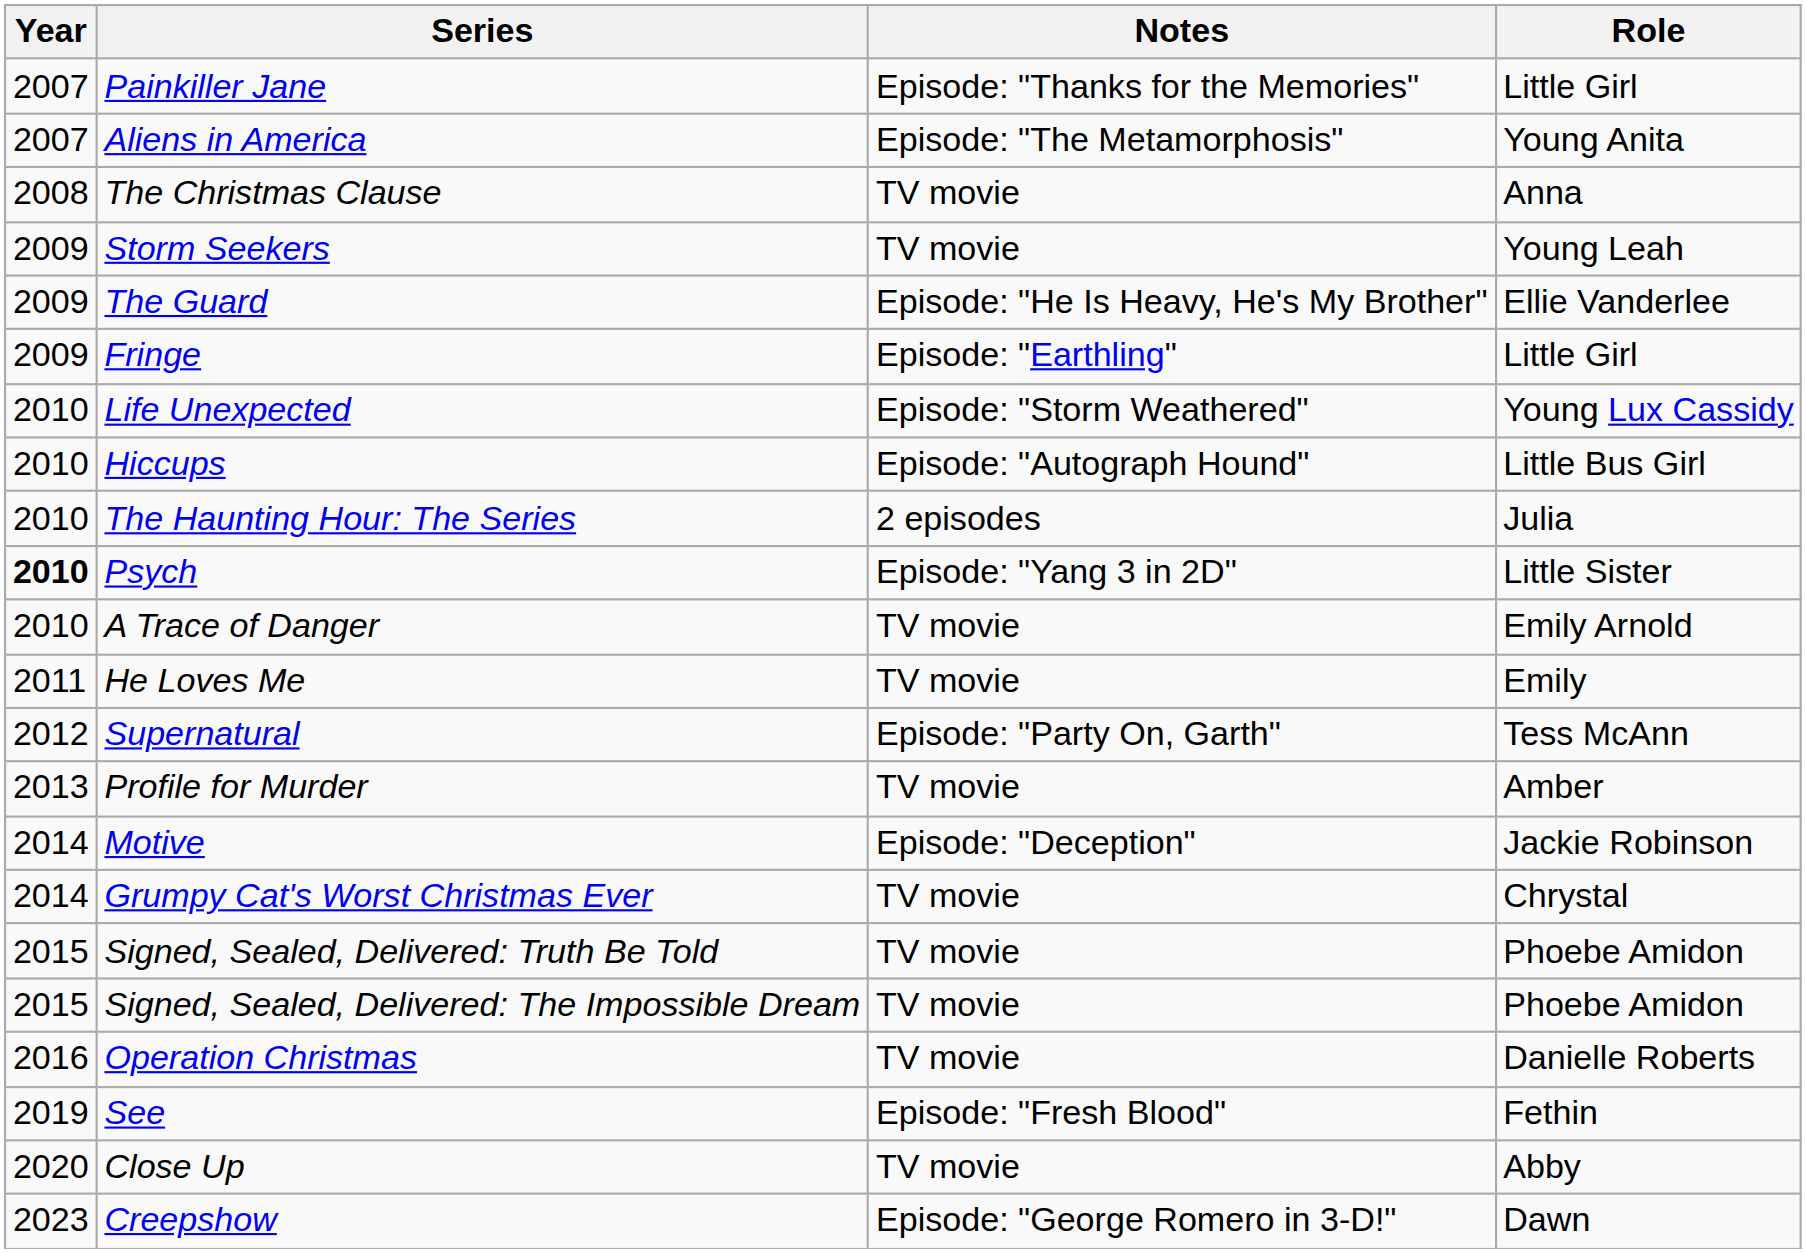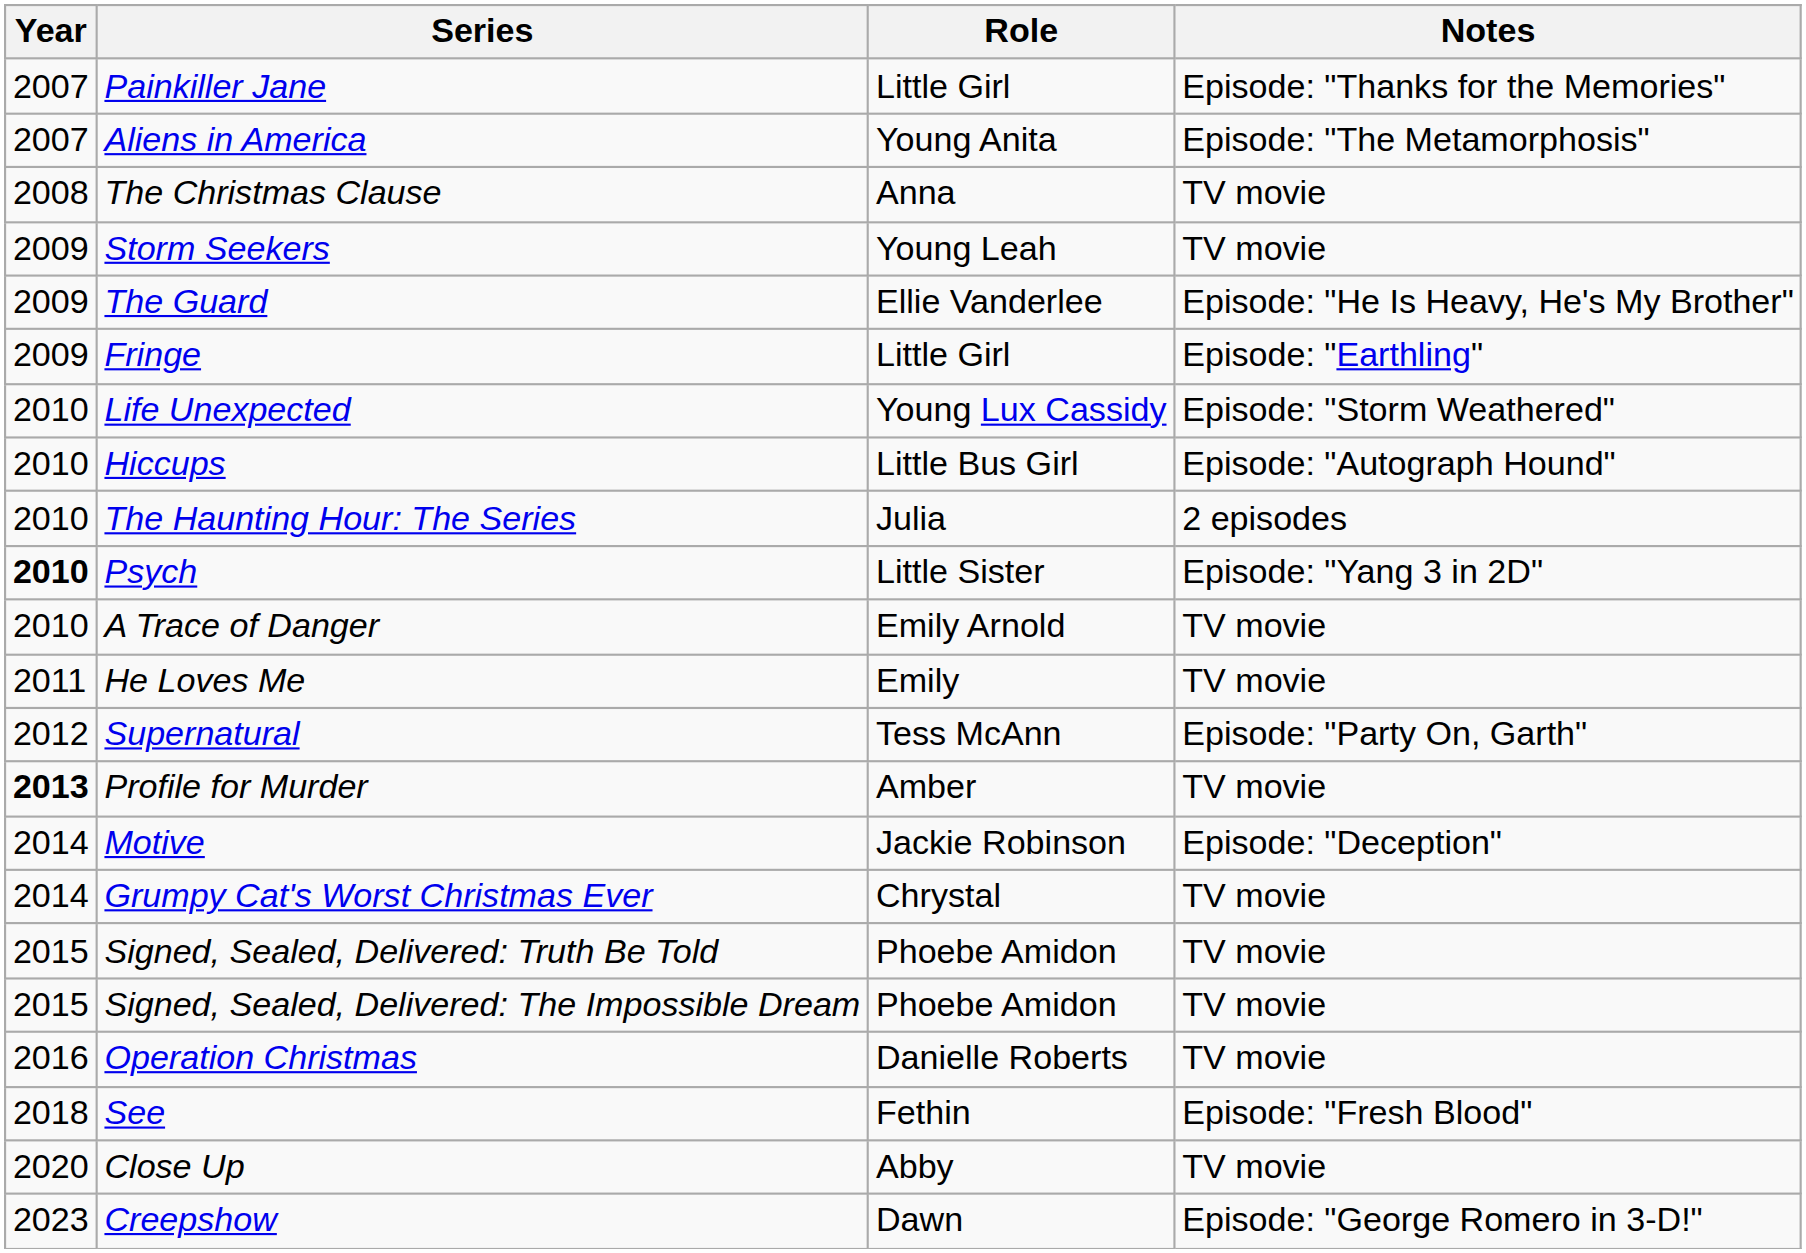columns swapped: (1648, 31) <-> (1182, 31)
(51, 788) normal -> (51, 788) bold
(51, 1112) 2019 -> (51, 1112) 2018
